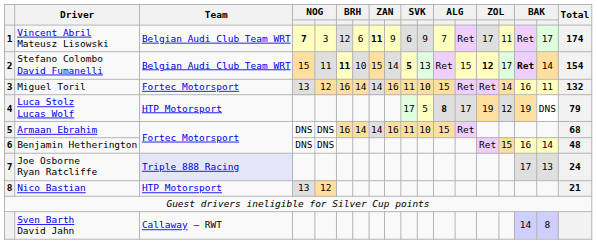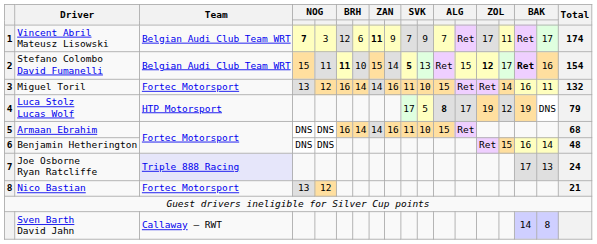(409, 38) 6 -> (409, 38) 7
(547, 65) 14 -> (547, 65) 16
(182, 188) HTP Motorsport -> (191, 188) Fortec Motorsport
